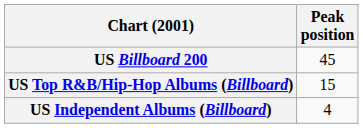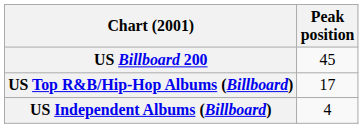(328, 85) 15 -> (328, 85) 17
